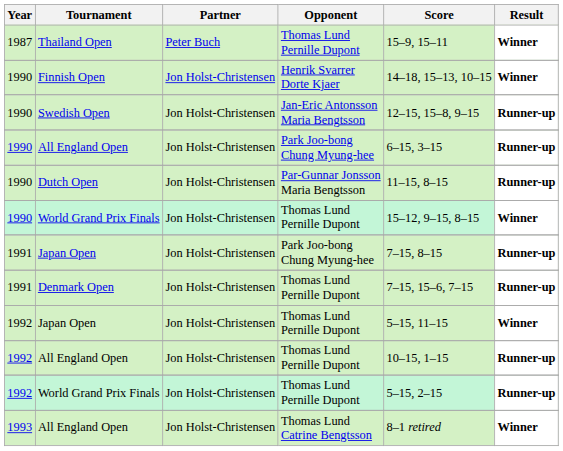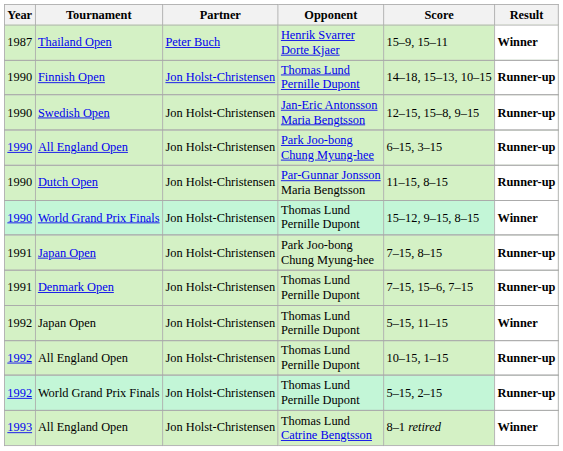(320, 42) Thomas Lund Pernille Dupont -> (318, 42) Henrik Svarrer Dorte Kjaer
(318, 77) Henrik Svarrer Dorte Kjaer -> (320, 77) Thomas Lund Pernille Dupont
(518, 77) Winner -> (526, 77) Runner-up
